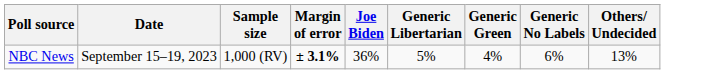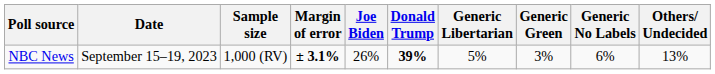+ column: (413, 25)
(366, 56) 36% -> (366, 56) 26%
(493, 56) 4% -> (544, 56) 3%
